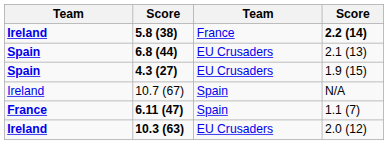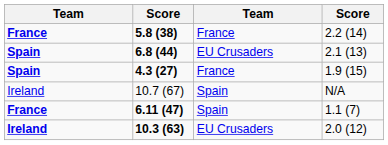(27, 33) Ireland -> (27, 33) France
(346, 33) bold -> (346, 33) normal
(235, 71) EU Crusaders -> (216, 71) France
